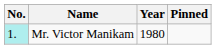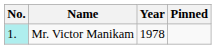(152, 34) 1980 -> (152, 34) 1978
